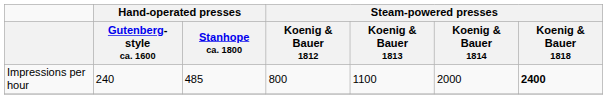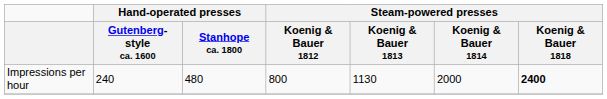(194, 79) 485 -> (194, 79) 480
(365, 79) 1100 -> (365, 79) 1130
